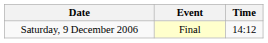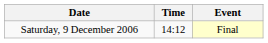columns swapped: (244, 12) <-> (190, 12)
